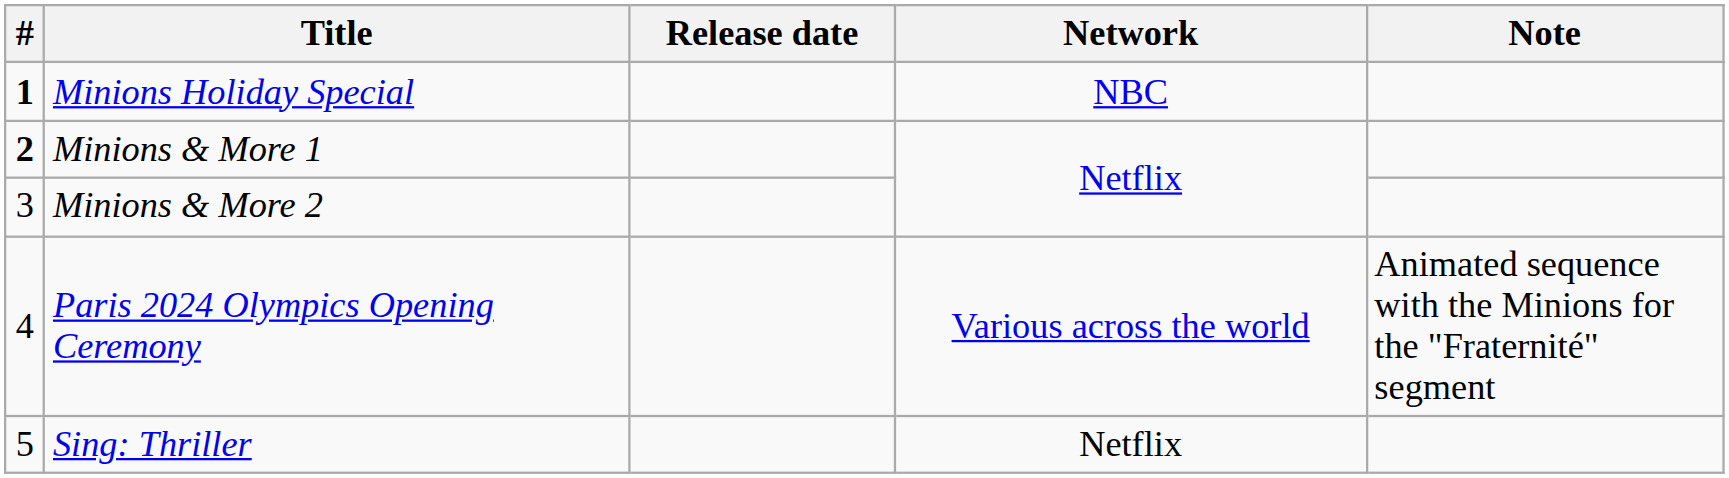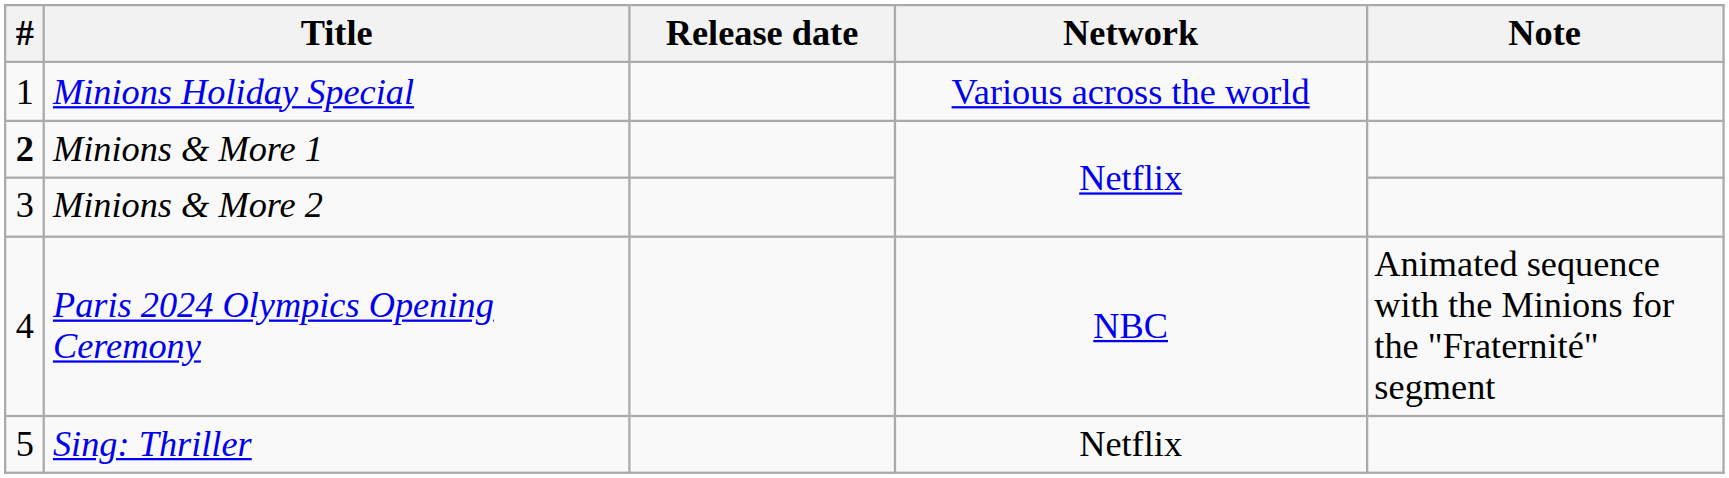(25, 90) bold -> (25, 90) normal
(1131, 90) NBC -> (1131, 90) Various across the world
(1131, 324) Various across the world -> (1131, 324) NBC
